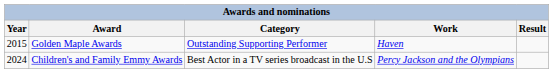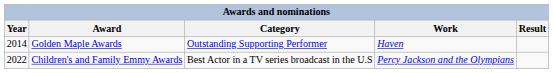(17, 44) 2015 -> (17, 44) 2014
(17, 60) 2024 -> (17, 60) 2022
